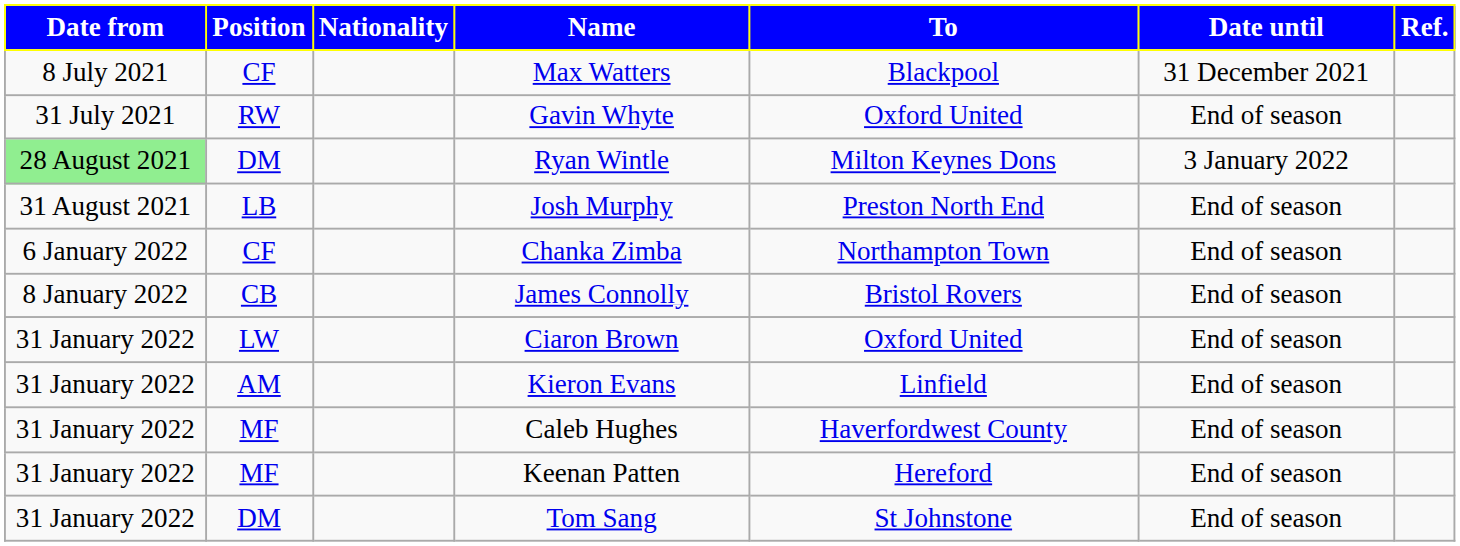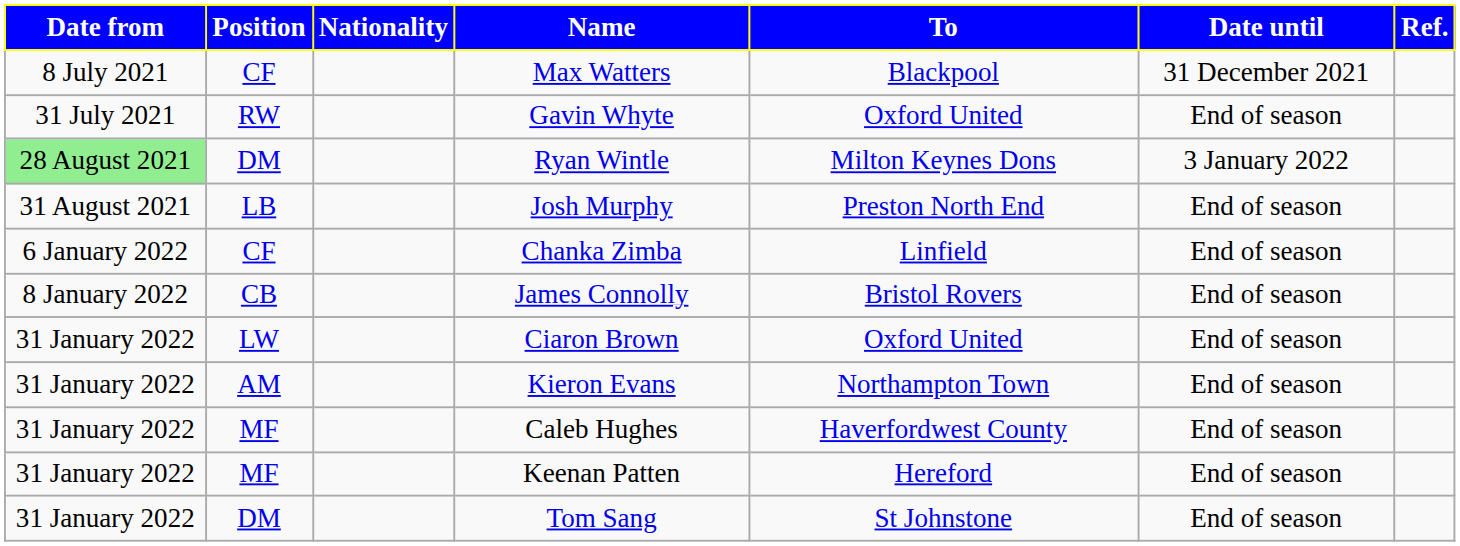(943, 250) Northampton Town -> (943, 250) Linfield
(943, 384) Linfield -> (943, 384) Northampton Town
